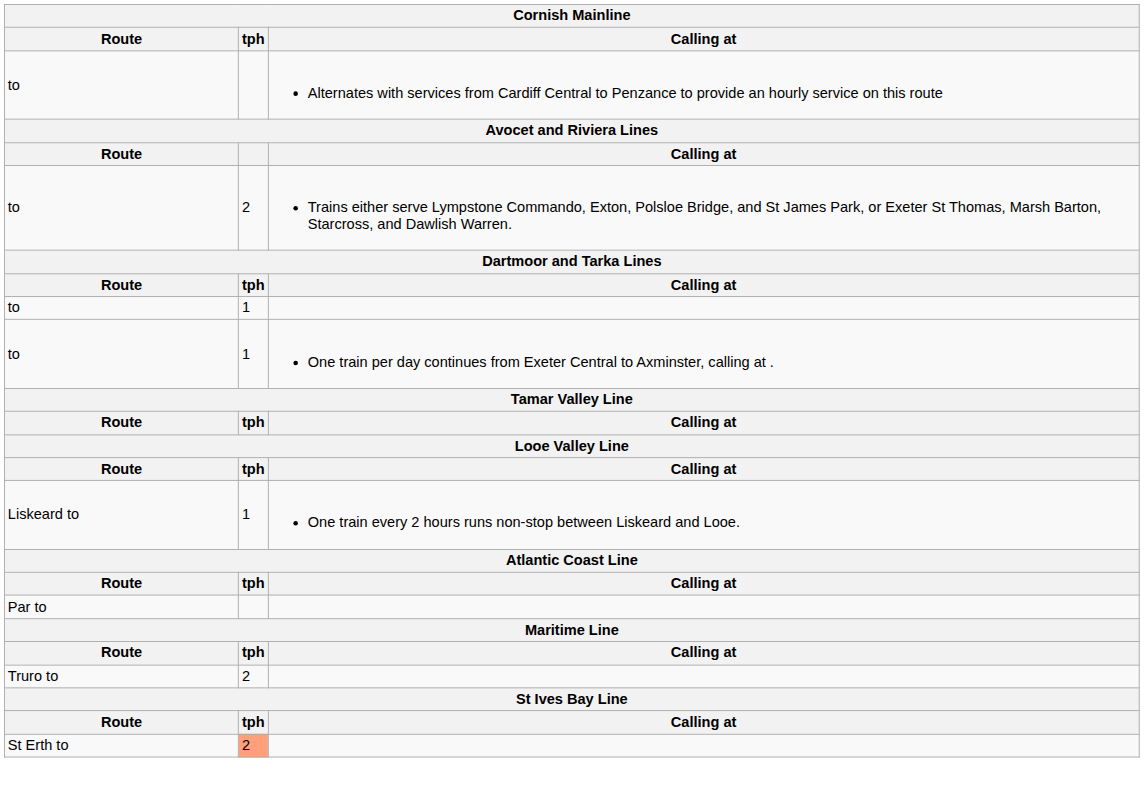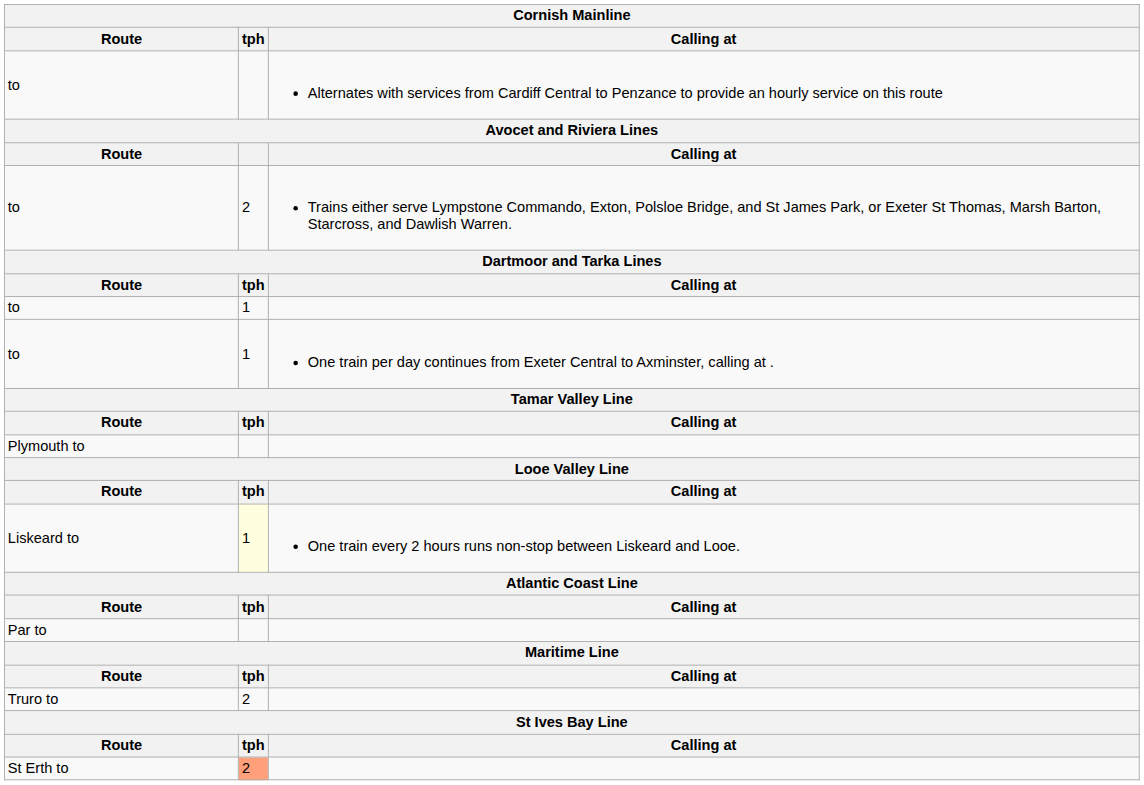+ row: (46, 446)
(246, 514) no background -> (246, 538) lightyellow background
